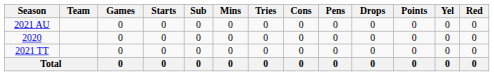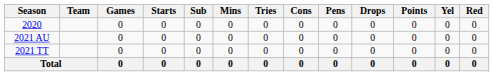rows swapped: (32, 37) <-> (32, 24)
